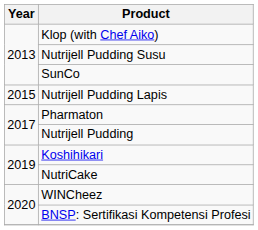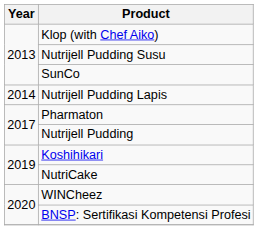(21, 94) 2015 -> (21, 94) 2014
